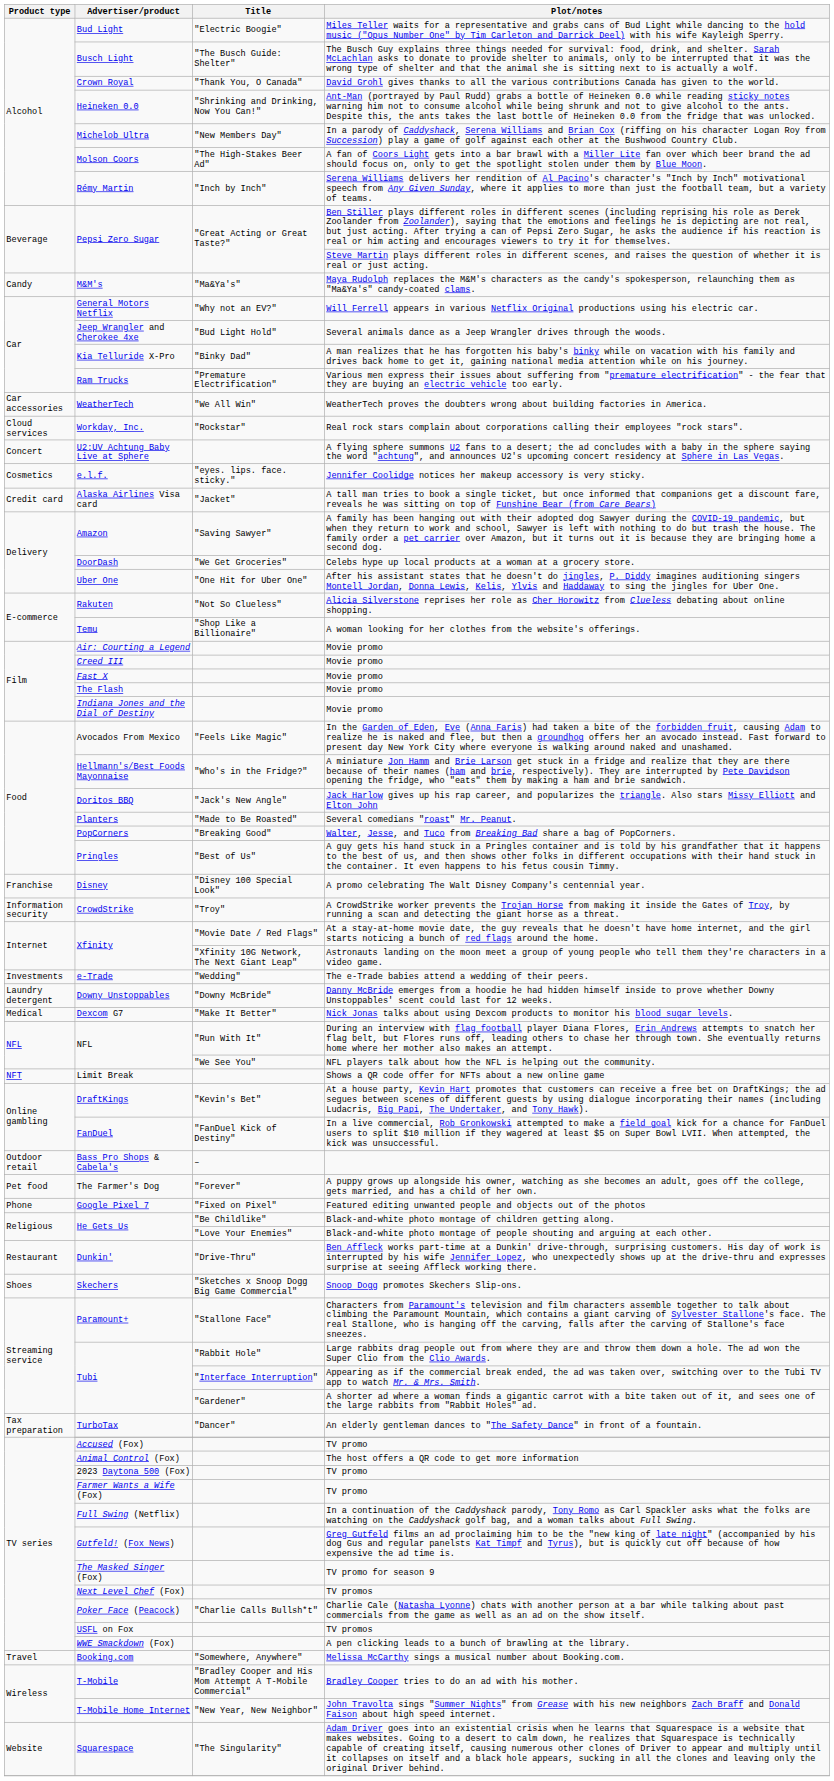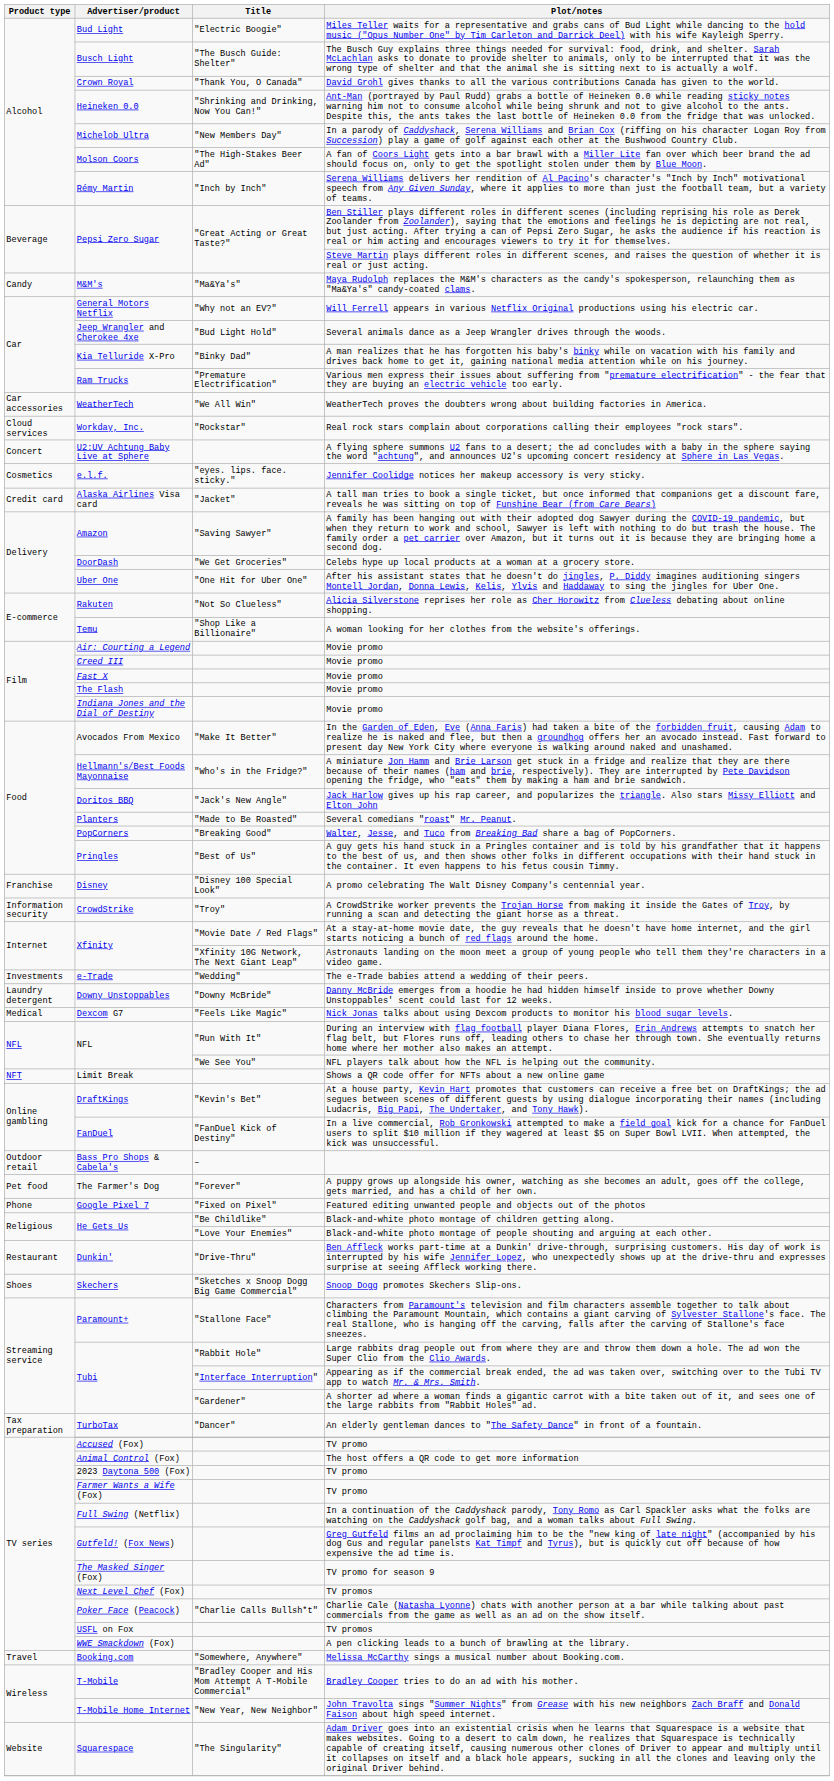(241, 738) "Feels Like Magic" -> (235, 738) "Make It Better"
(235, 1014) "Make It Better" -> (241, 1014) "Feels Like Magic"
